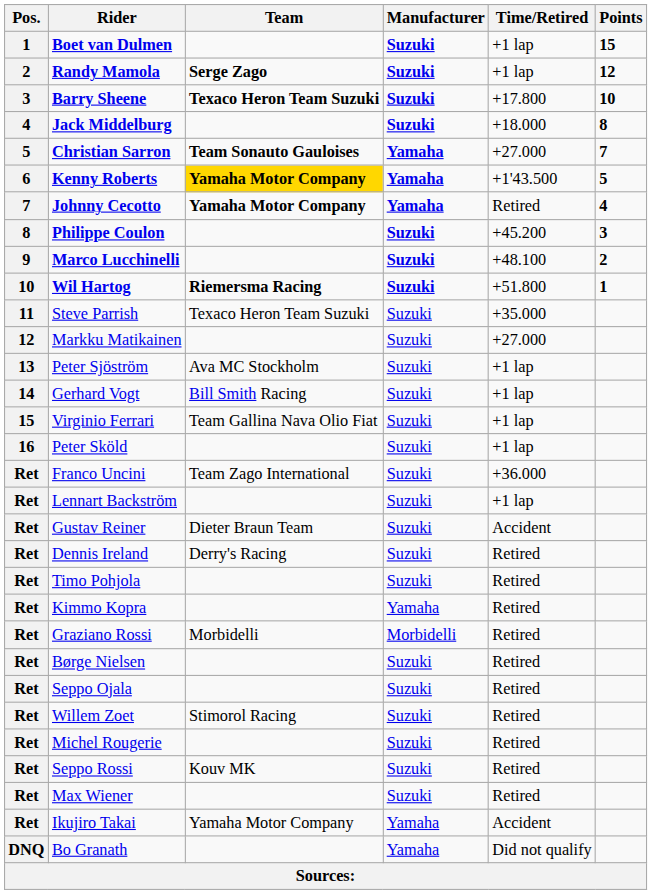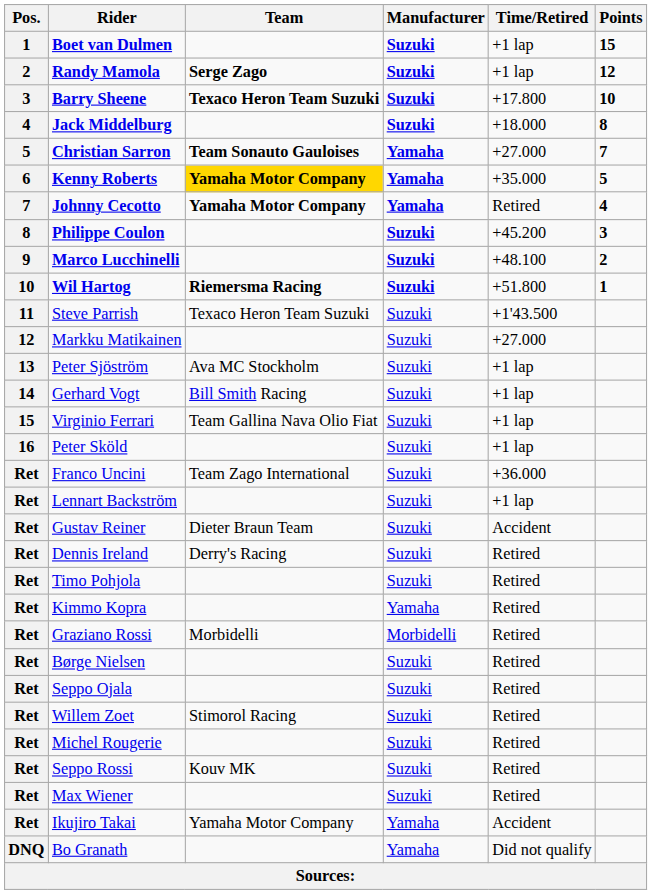(525, 178) +1'43.500 -> (519, 178) +35.000
(519, 313) +35.000 -> (525, 313) +1'43.500
